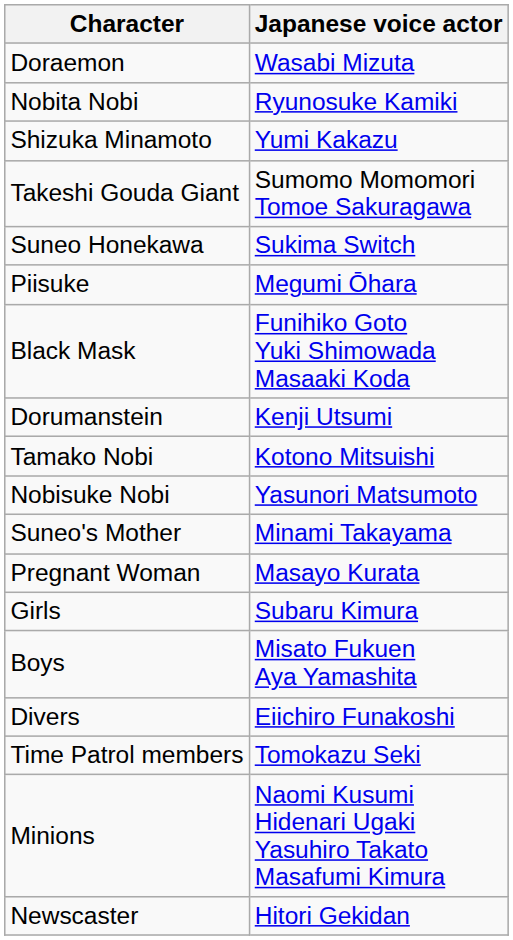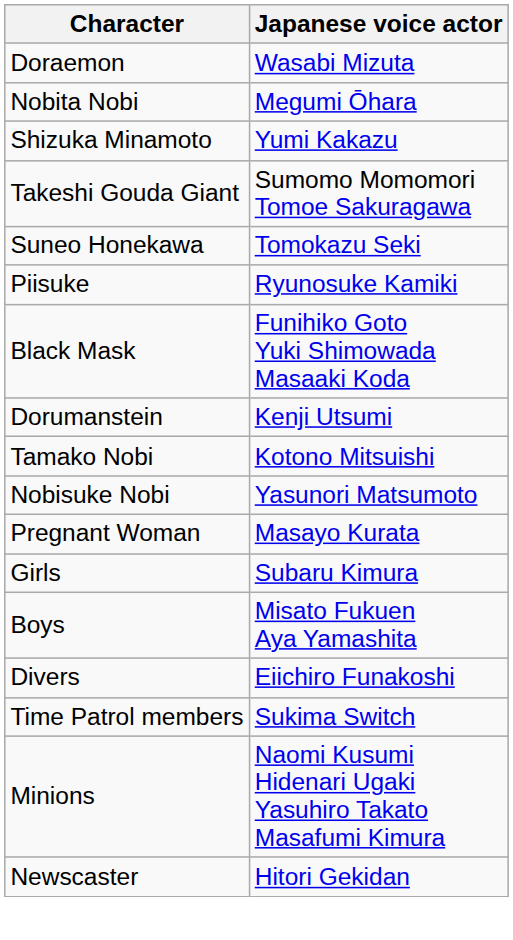(356, 101) Ryunosuke Kamiki -> (336, 101) Megumi Ōhara
(335, 245) Sukima Switch -> (338, 245) Tomokazu Seki
(336, 284) Megumi Ōhara -> (356, 284) Ryunosuke Kamiki
- row: (96, 533)
(338, 755) Tomokazu Seki -> (335, 716) Sukima Switch
